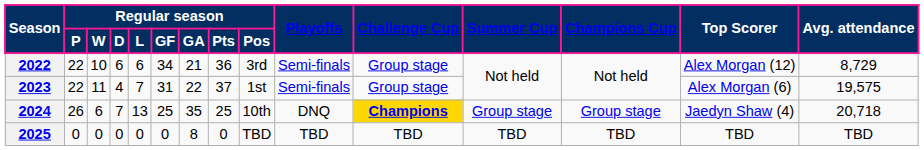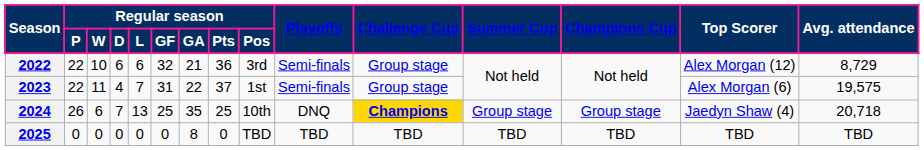(165, 64) 34 -> (165, 64) 32
